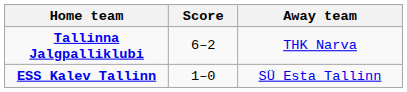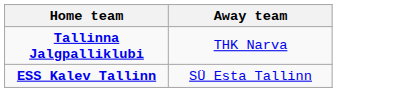- column: (203, 16)
